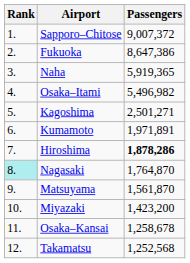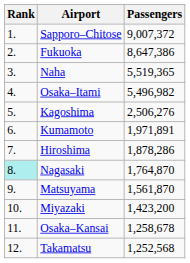(151, 73) 5,919,365 -> (151, 73) 5,519,365
(151, 112) 2,501,271 -> (151, 112) 2,506,276
(151, 150) bold -> (151, 150) normal
